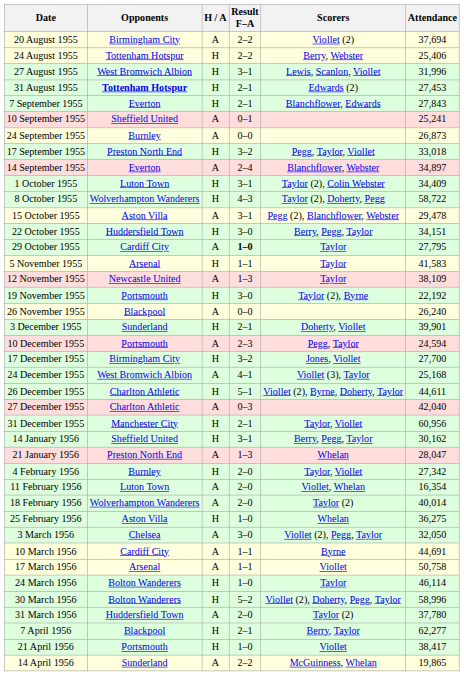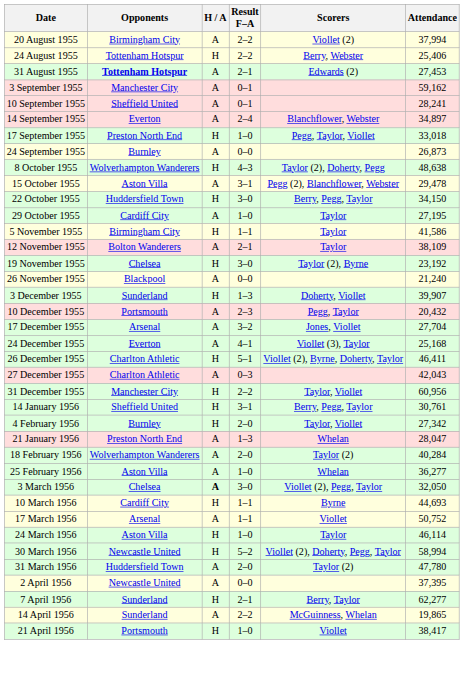(432, 39) 37,694 -> (432, 39) 37,994
- row: (46, 71)
(215, 87) H -> (215, 71) A
+ row: (46, 87)
- row: (46, 103)
(432, 119) 25,241 -> (432, 103) 28,241
rows swapped: (46, 167) <-> (46, 135)
(245, 151) 3–2 -> (245, 135) 1–0
- row: (46, 183)
(432, 199) 58,722 -> (432, 167) 48,638
(432, 231) 34,151 -> (432, 199) 34,150
(245, 247) bold -> (245, 215) normal
(432, 247) 27,795 -> (432, 215) 27,195
(145, 263) Arsenal -> (145, 231) Birmingham City
(432, 263) 41,583 -> (432, 231) 41,586
(145, 279) Newcastle United -> (145, 247) Bolton Wanderers
(245, 279) 1–3 -> (245, 247) 2–1
(145, 295) Portsmouth -> (145, 263) Chelsea
(432, 295) 22,192 -> (432, 263) 23,192
(432, 311) 26,240 -> (432, 279) 21,240
(245, 327) 2–1 -> (245, 295) 1–3
(432, 327) 39,901 -> (432, 295) 39,907
(432, 343) 24,594 -> (432, 311) 20,432
(145, 359) Birmingham City -> (145, 327) Arsenal
(215, 359) H -> (215, 327) A
(432, 359) 27,700 -> (432, 327) 27,704
(145, 375) West Bromwich Albion -> (145, 343) Everton
(432, 391) 44,611 -> (432, 359) 46,411
(432, 407) 42,040 -> (432, 375) 42,043
(245, 423) 2–1 -> (245, 391) 2–2
(432, 439) 30,162 -> (432, 407) 30,761
rows swapped: (46, 455) <-> (46, 471)
- row: (46, 487)
(432, 503) 40,014 -> (432, 455) 40,284
(215, 519) H -> (215, 471) A
(432, 519) 36,275 -> (432, 471) 36,277
(215, 535) normal -> (215, 487) bold
(215, 551) A -> (215, 503) H
(432, 551) 44,691 -> (432, 503) 44,693
(432, 567) 50,758 -> (432, 519) 50,752
(145, 583) Bolton Wanderers -> (145, 535) Aston Villa
(145, 599) Bolton Wanderers -> (145, 551) Newcastle United
(432, 599) 58,996 -> (432, 551) 58,994
(432, 615) 37,780 -> (432, 567) 47,780
+ row: (46, 583)
(145, 631) Blackpool -> (145, 599) Sunderland
rows swapped: (46, 663) <-> (46, 647)
